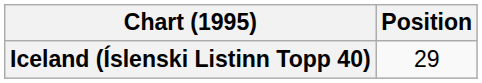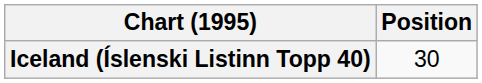(427, 59) 29 -> (427, 59) 30
